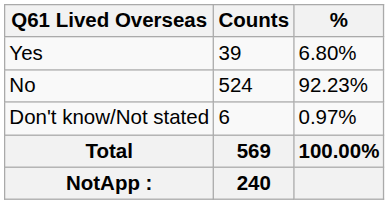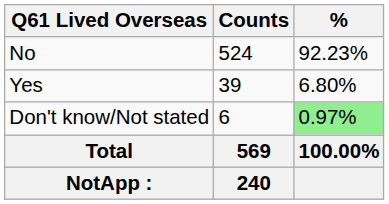rows swapped: (26, 53) <-> (22, 85)
(328, 118) no background -> (328, 118) lightgreen background
